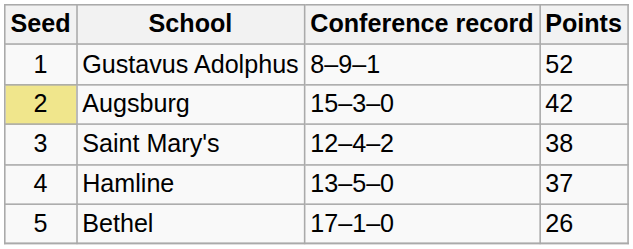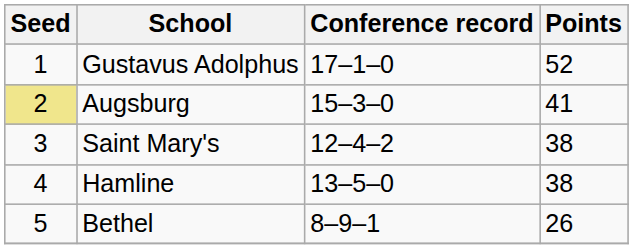(345, 64) 8–9–1 -> (352, 64) 17–1–0
(559, 104) 42 -> (559, 104) 41
(559, 183) 37 -> (559, 183) 38
(352, 223) 17–1–0 -> (345, 223) 8–9–1
